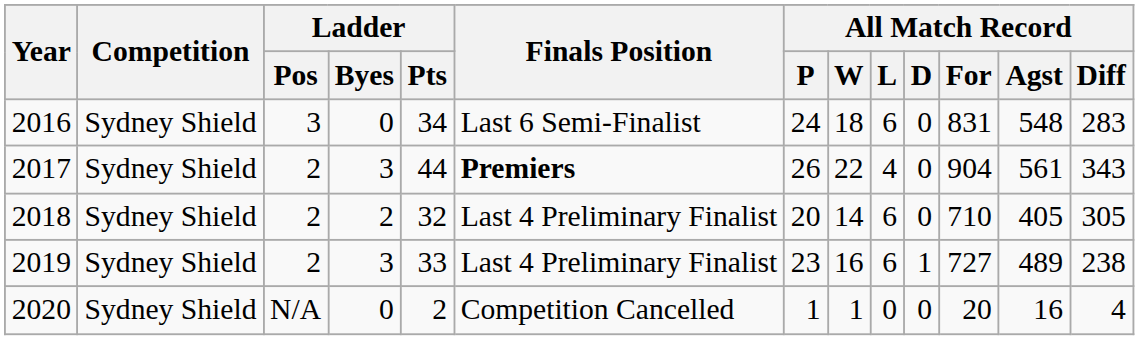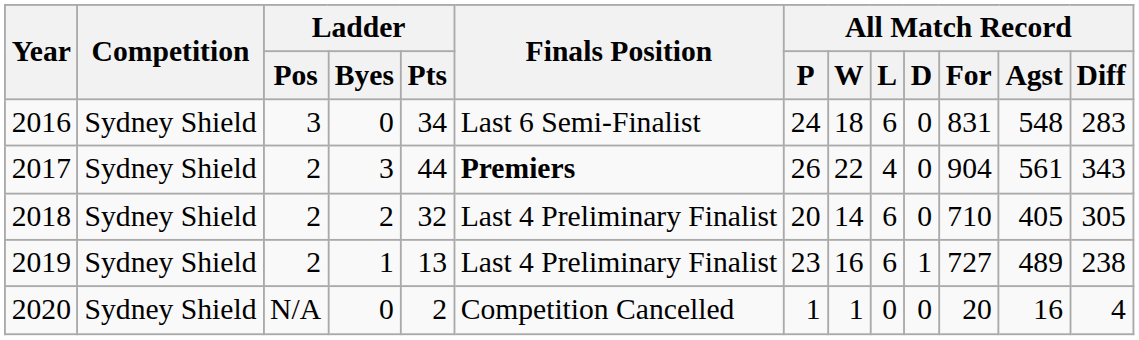(387, 262) 3 -> (387, 262) 1
(432, 262) 33 -> (432, 262) 13
